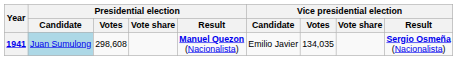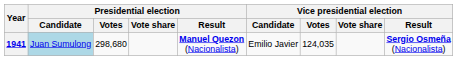(111, 44) 298,608 -> (111, 44) 298,680
(318, 44) 134,035 -> (318, 44) 124,035
